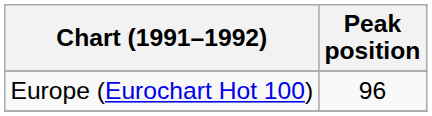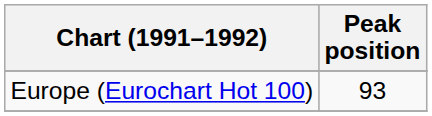(372, 90) 96 -> (372, 90) 93
